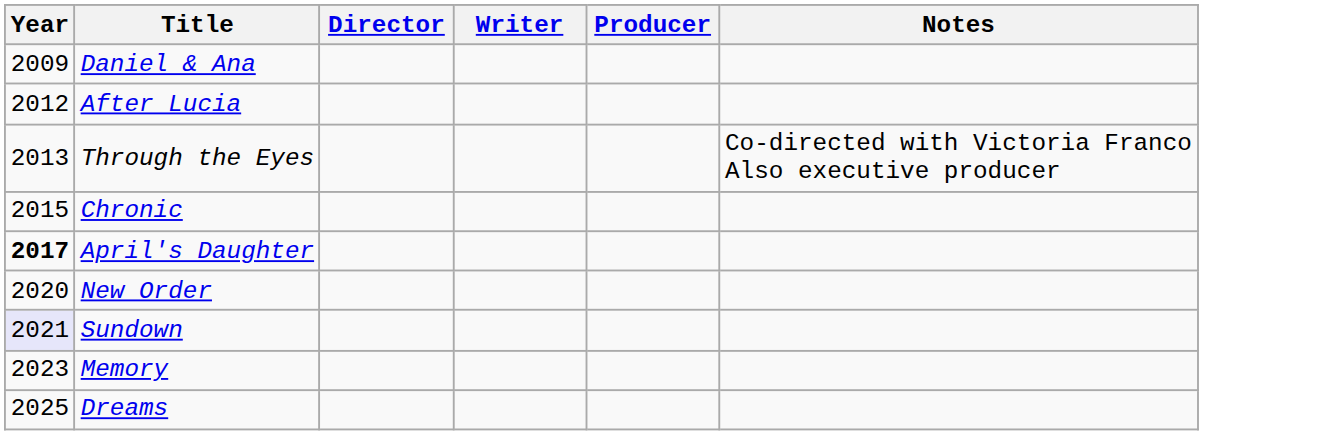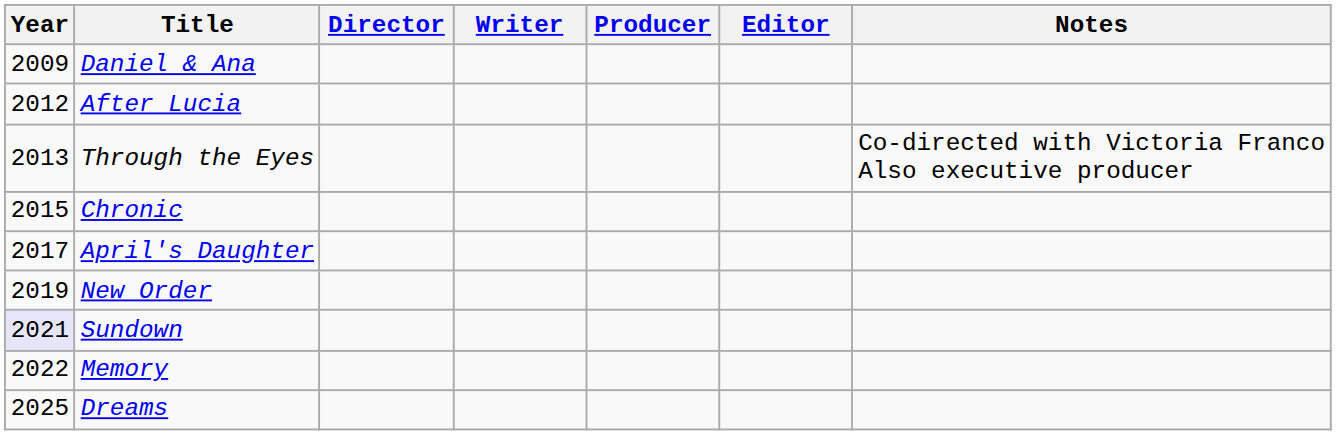+ column: (786, 25)
(40, 251) bold -> (40, 251) normal
(40, 291) 2020 -> (40, 291) 2019
(40, 370) 2023 -> (40, 370) 2022
